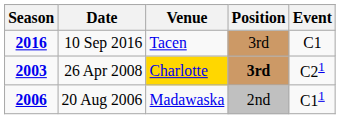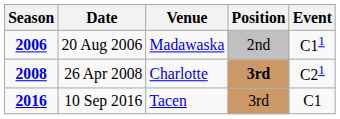rows swapped: (102, 99) <-> (103, 43)
(31, 70) 2003 -> (31, 73) 2008
(179, 70) gold background -> (179, 73) no background
